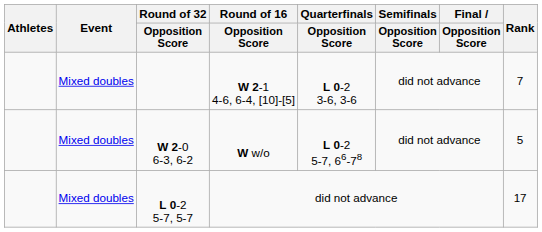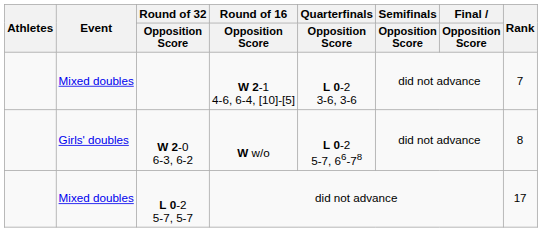(96, 140) Mixed doubles -> (94, 140) Girls' doubles
(520, 140) 5 -> (520, 140) 8
